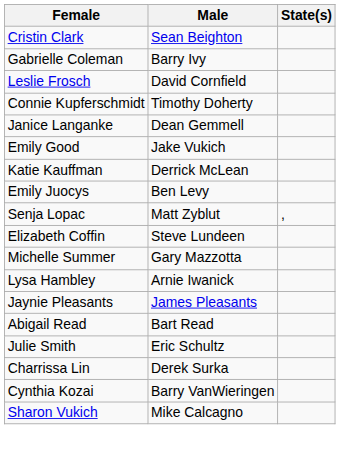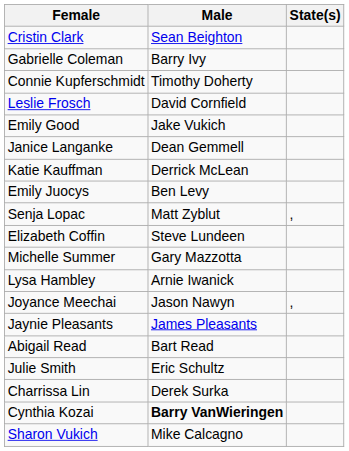rows swapped: (49, 81) <-> (76, 103)
rows swapped: (60, 125) <-> (44, 147)
+ row: (62, 302)
(213, 390) normal -> (217, 412) bold
